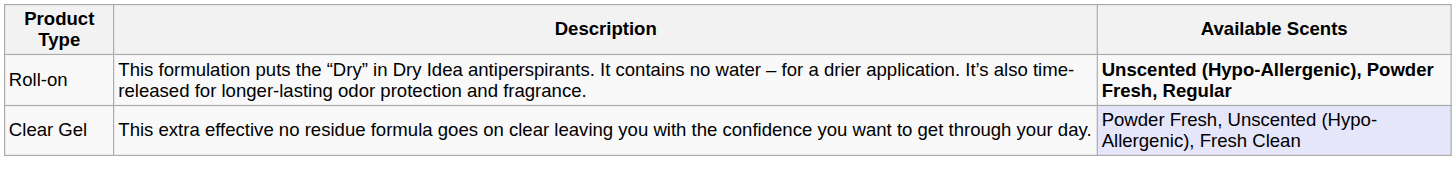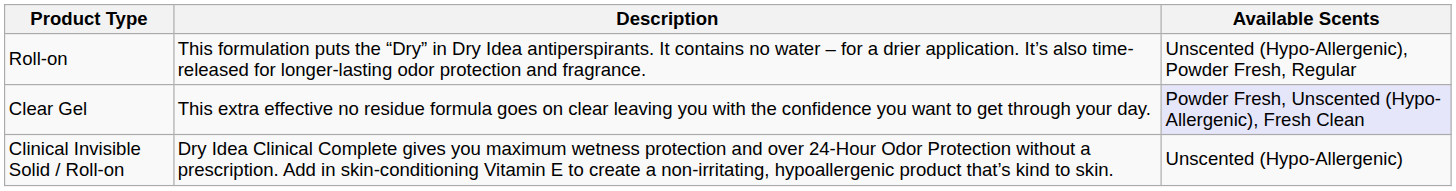(1268, 79) bold -> (1287, 59) normal
+ row: (75, 159)
